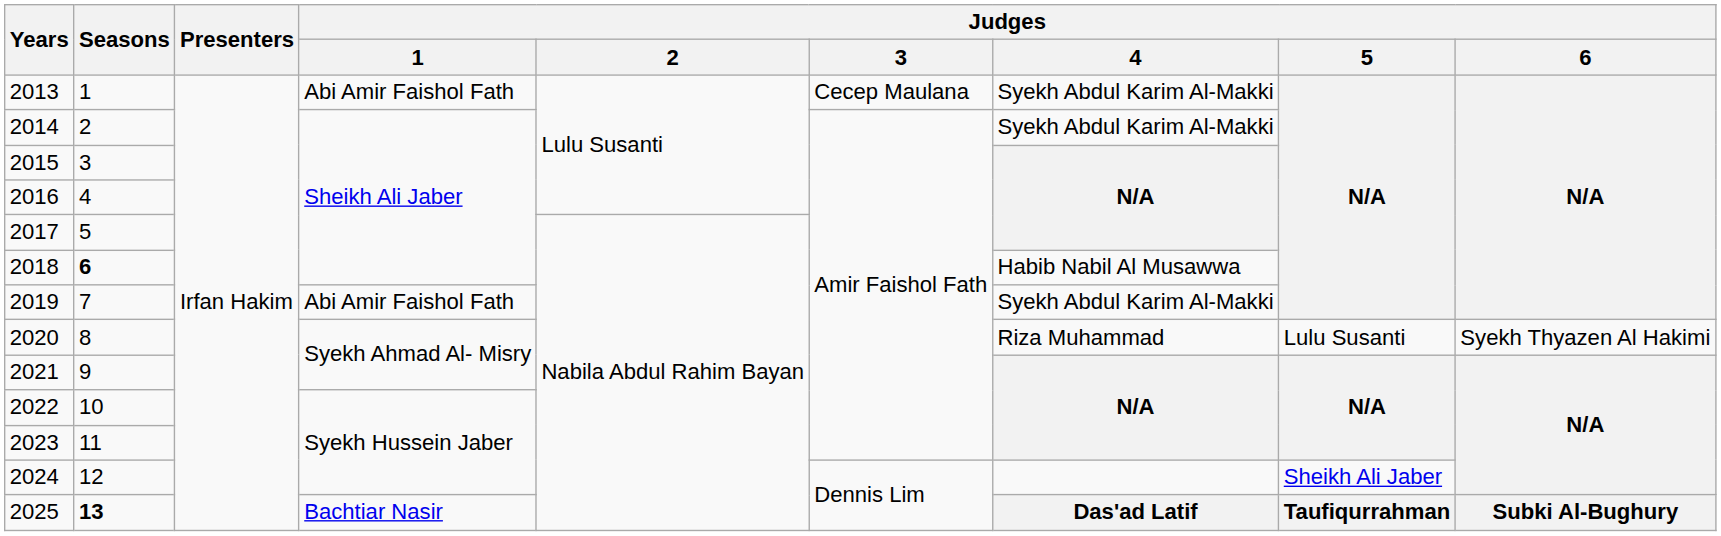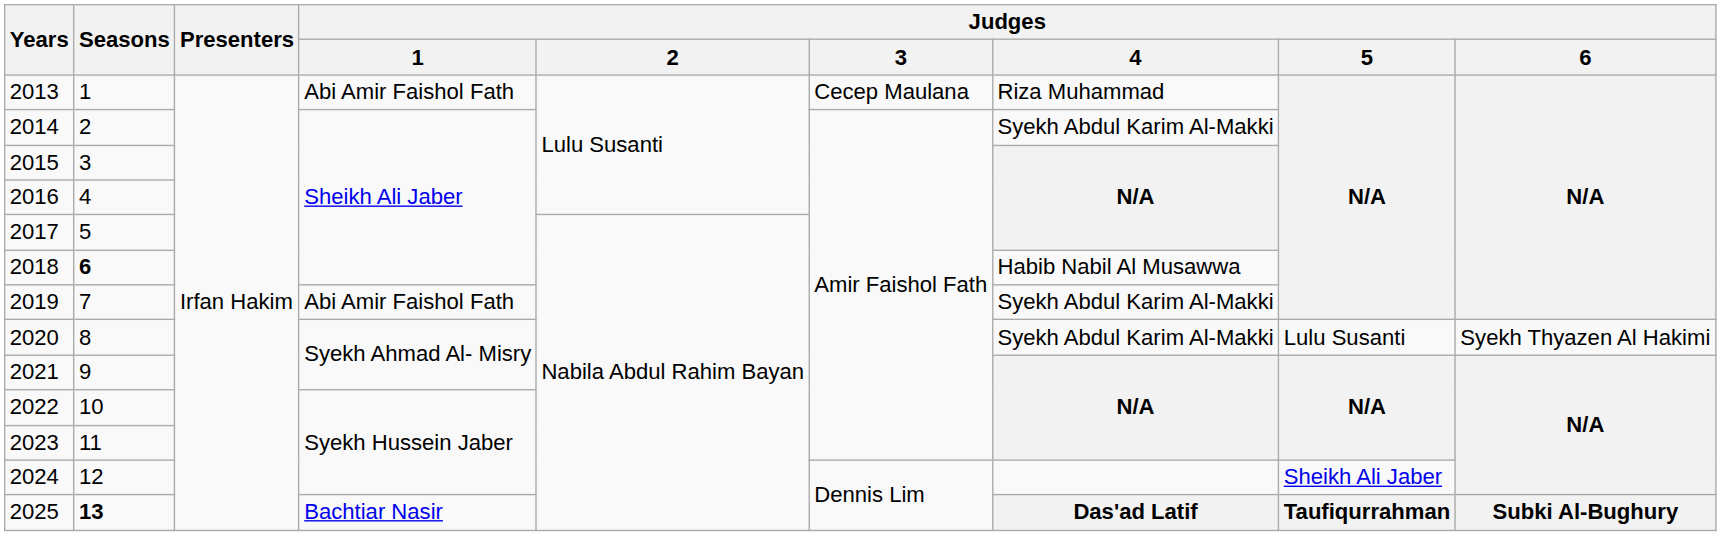(1136, 92) Syekh Abdul Karim Al-Makki -> (1081, 92) Riza Muhammad
(1081, 337) Riza Muhammad -> (1136, 337) Syekh Abdul Karim Al-Makki
